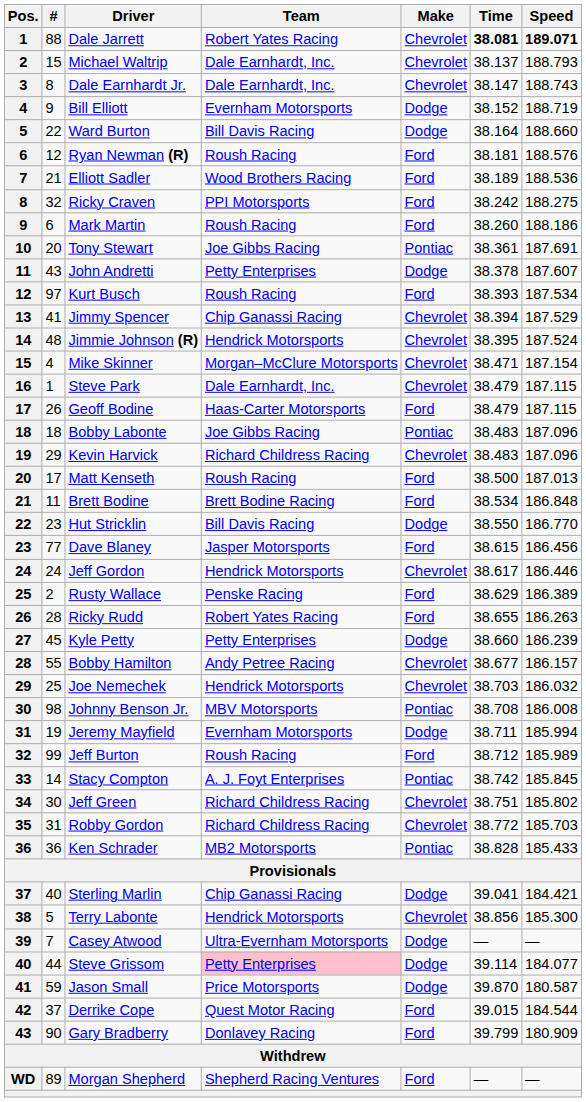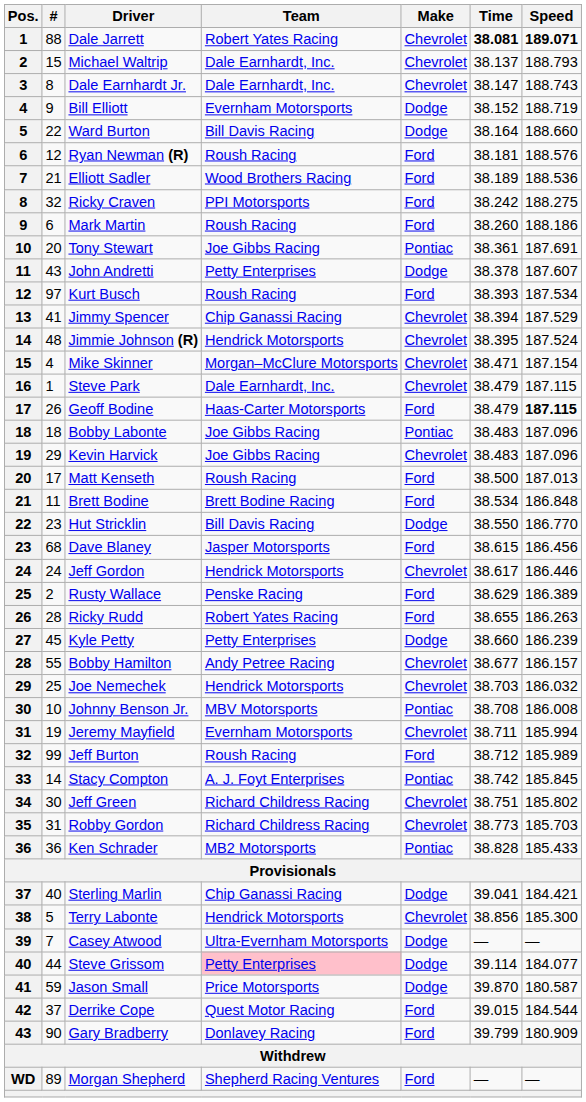(551, 409) normal -> (551, 409) bold
(287, 455) Richard Childress Racing -> (262, 455) Joe Gibbs Racing
(54, 548) 77 -> (54, 548) 68
(54, 709) 98 -> (54, 709) 10
(426, 732) Dodge -> (436, 732) Chevrolet
(496, 825) 38.772 -> (496, 825) 38.773
